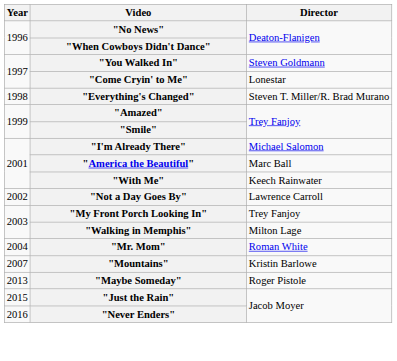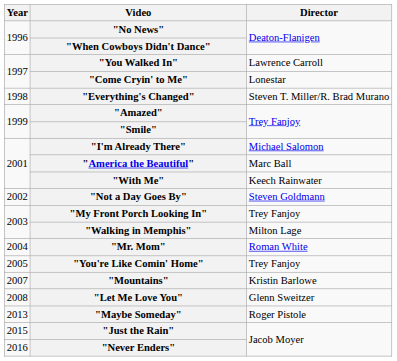(287, 63) Steven Goldmann -> (286, 63) Lawrence Carroll
(286, 197) Lawrence Carroll -> (287, 197) Steven Goldmann
+ row: (138, 264)
+ row: (138, 297)
